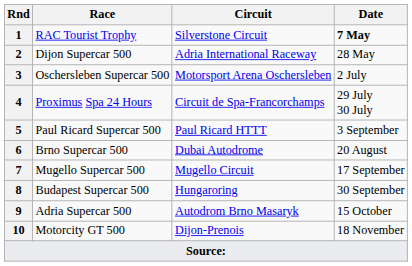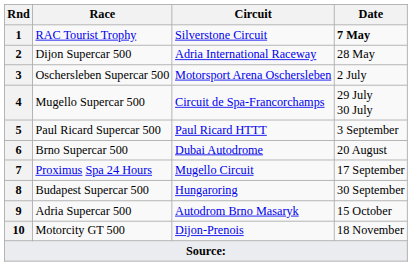(94, 102) Proximus Spa 24 Hours -> (90, 102) Mugello Supercar 500
(90, 170) Mugello Supercar 500 -> (94, 170) Proximus Spa 24 Hours
